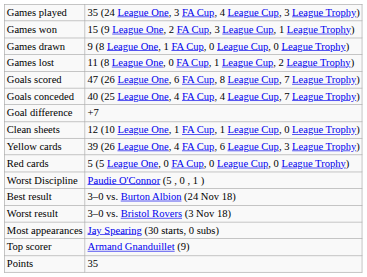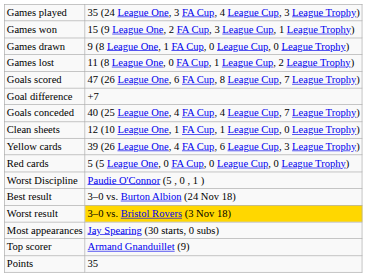rows swapped: (40, 96) <-> (40, 113)
(159, 213) no background -> (159, 213) gold background
